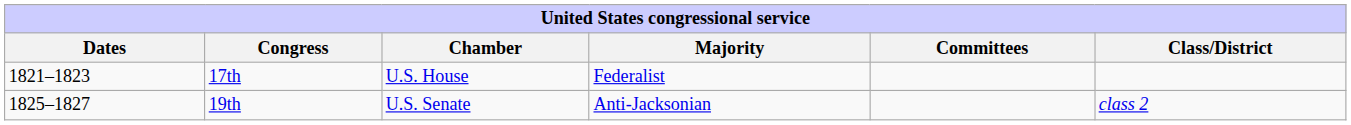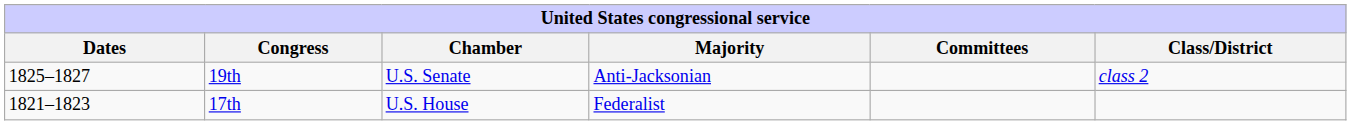rows swapped: (225, 76) <-> (225, 104)
